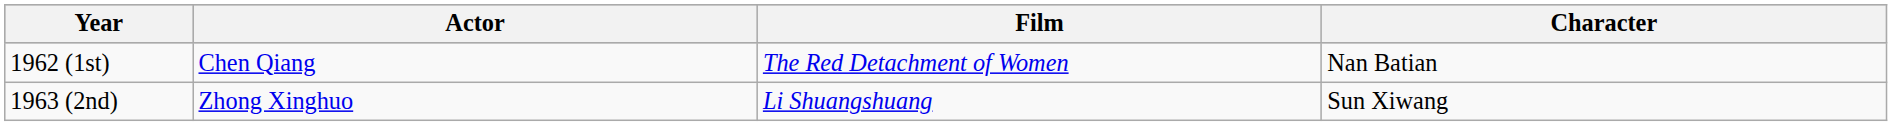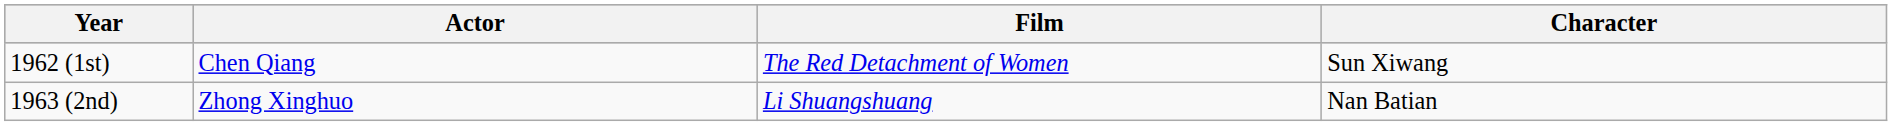(1382, 62) Nan Batian -> (1388, 62) Sun Xiwang
(1388, 100) Sun Xiwang -> (1382, 100) Nan Batian
